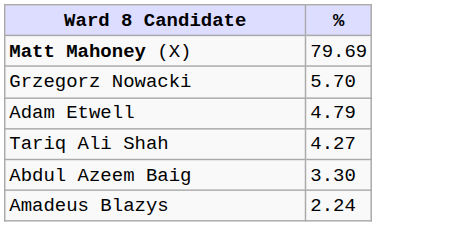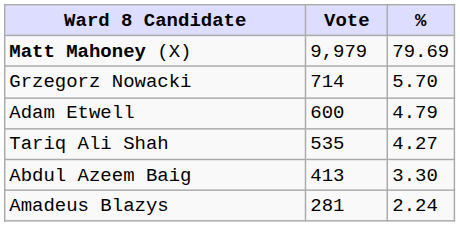+ column: (347, 20)
